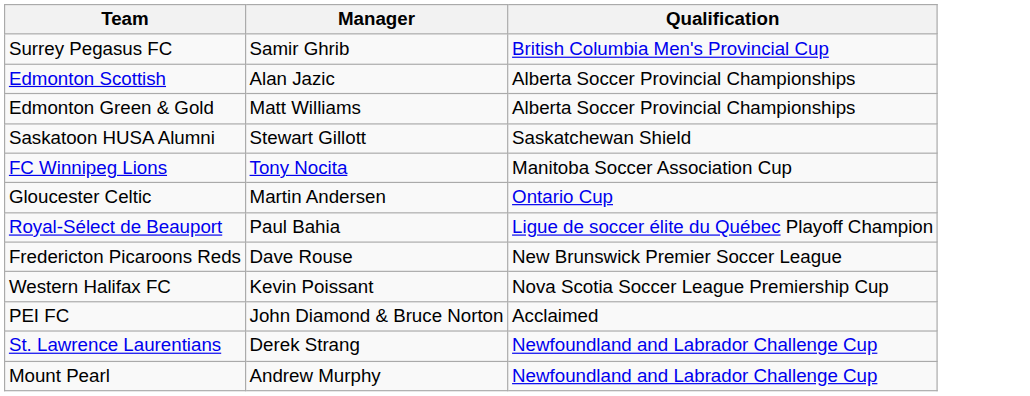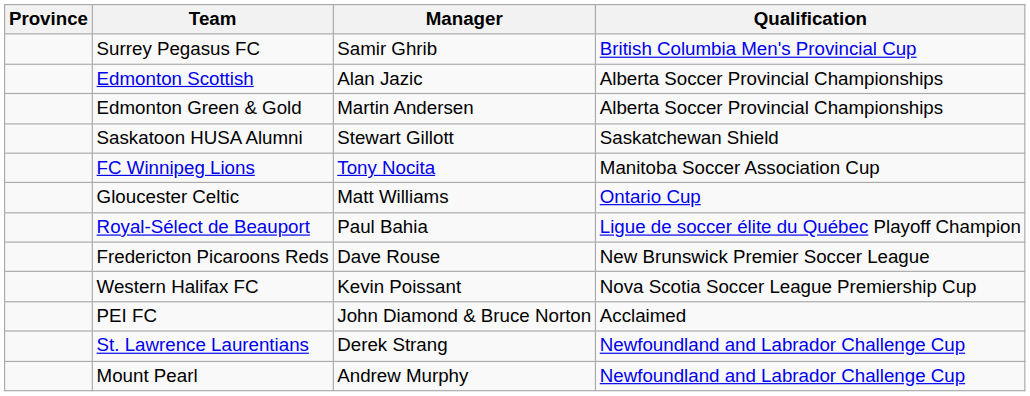+ column: (48, 19)
(305, 108) Matt Williams -> (405, 108) Martin Andersen
(318, 197) Martin Andersen -> (393, 197) Matt Williams
